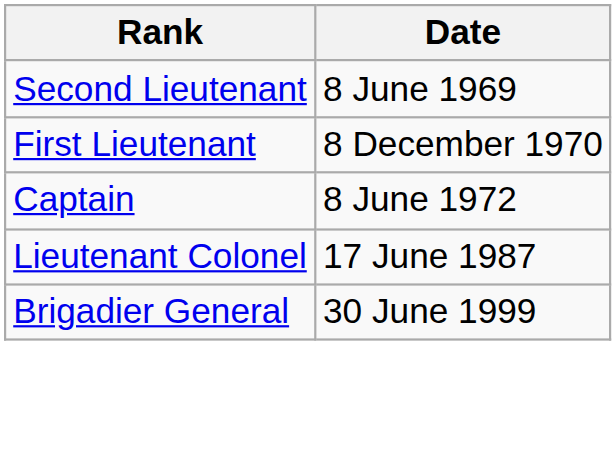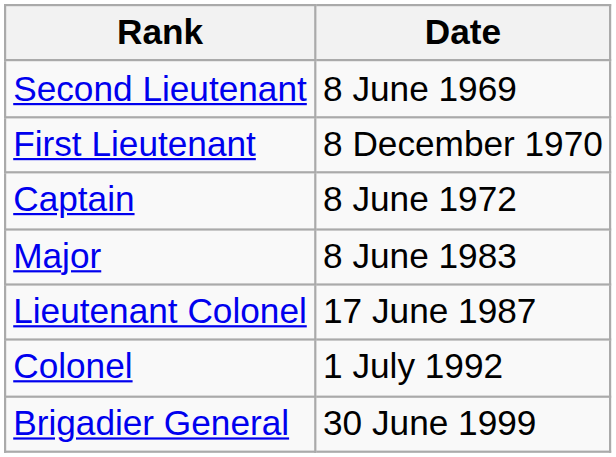+ row: (57, 255)
+ row: (73, 367)
